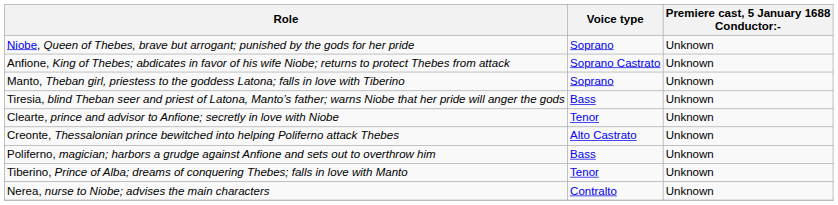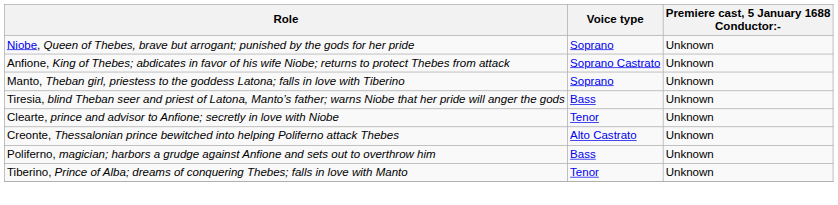- row: (138, 191)
